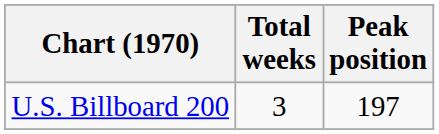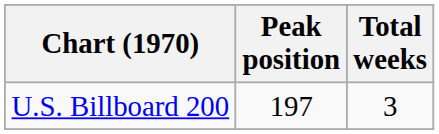columns swapped: (378, 43) <-> (279, 43)
